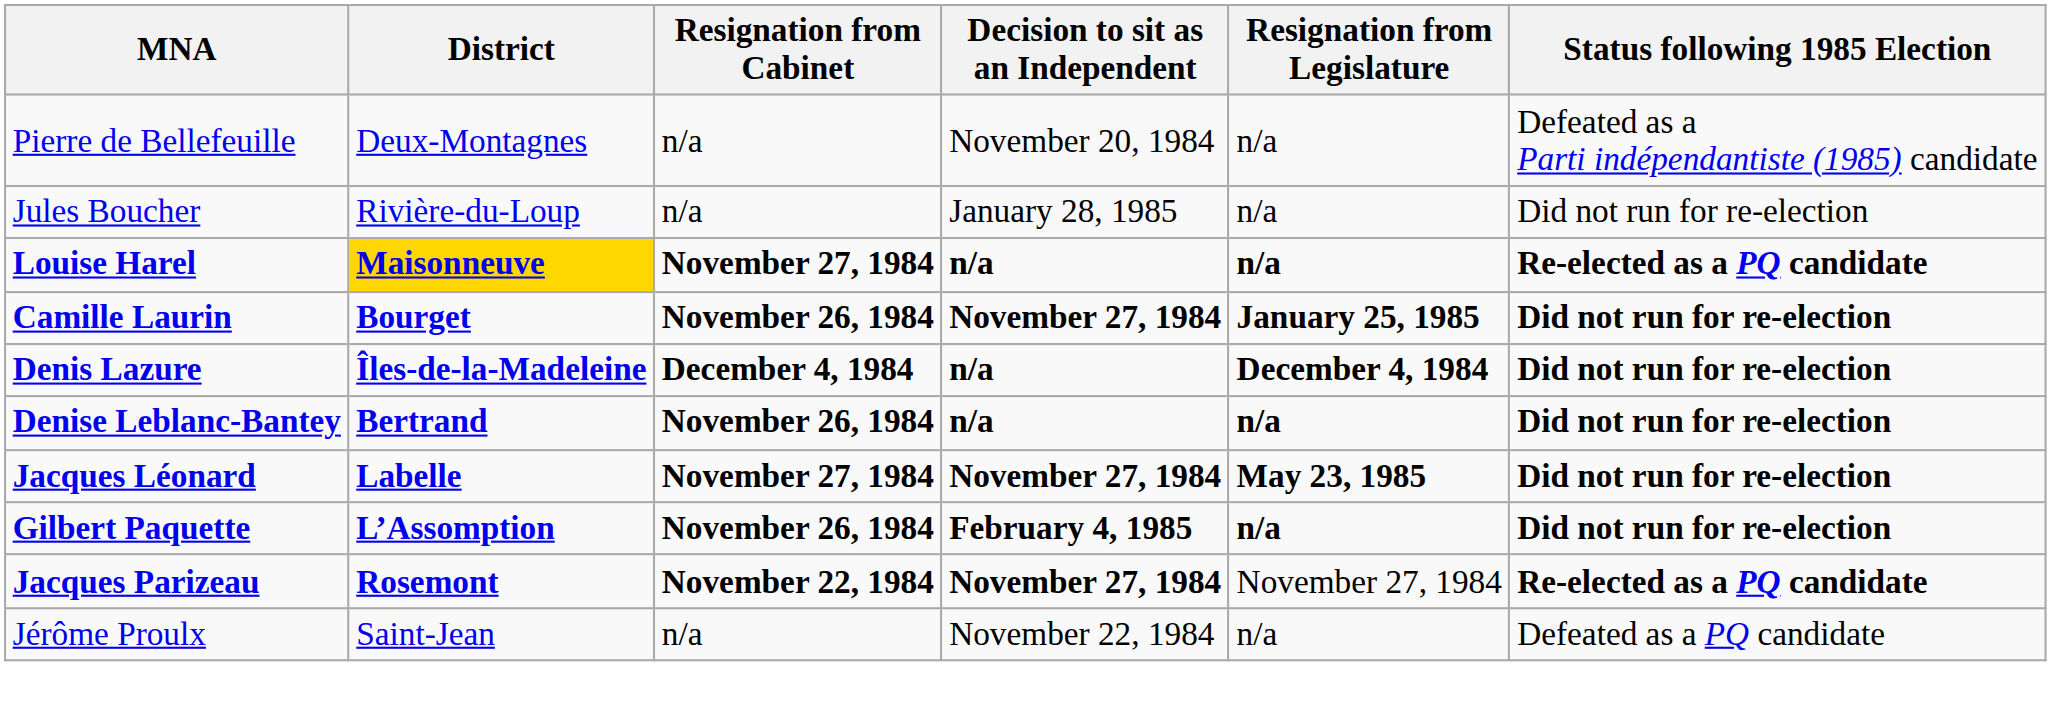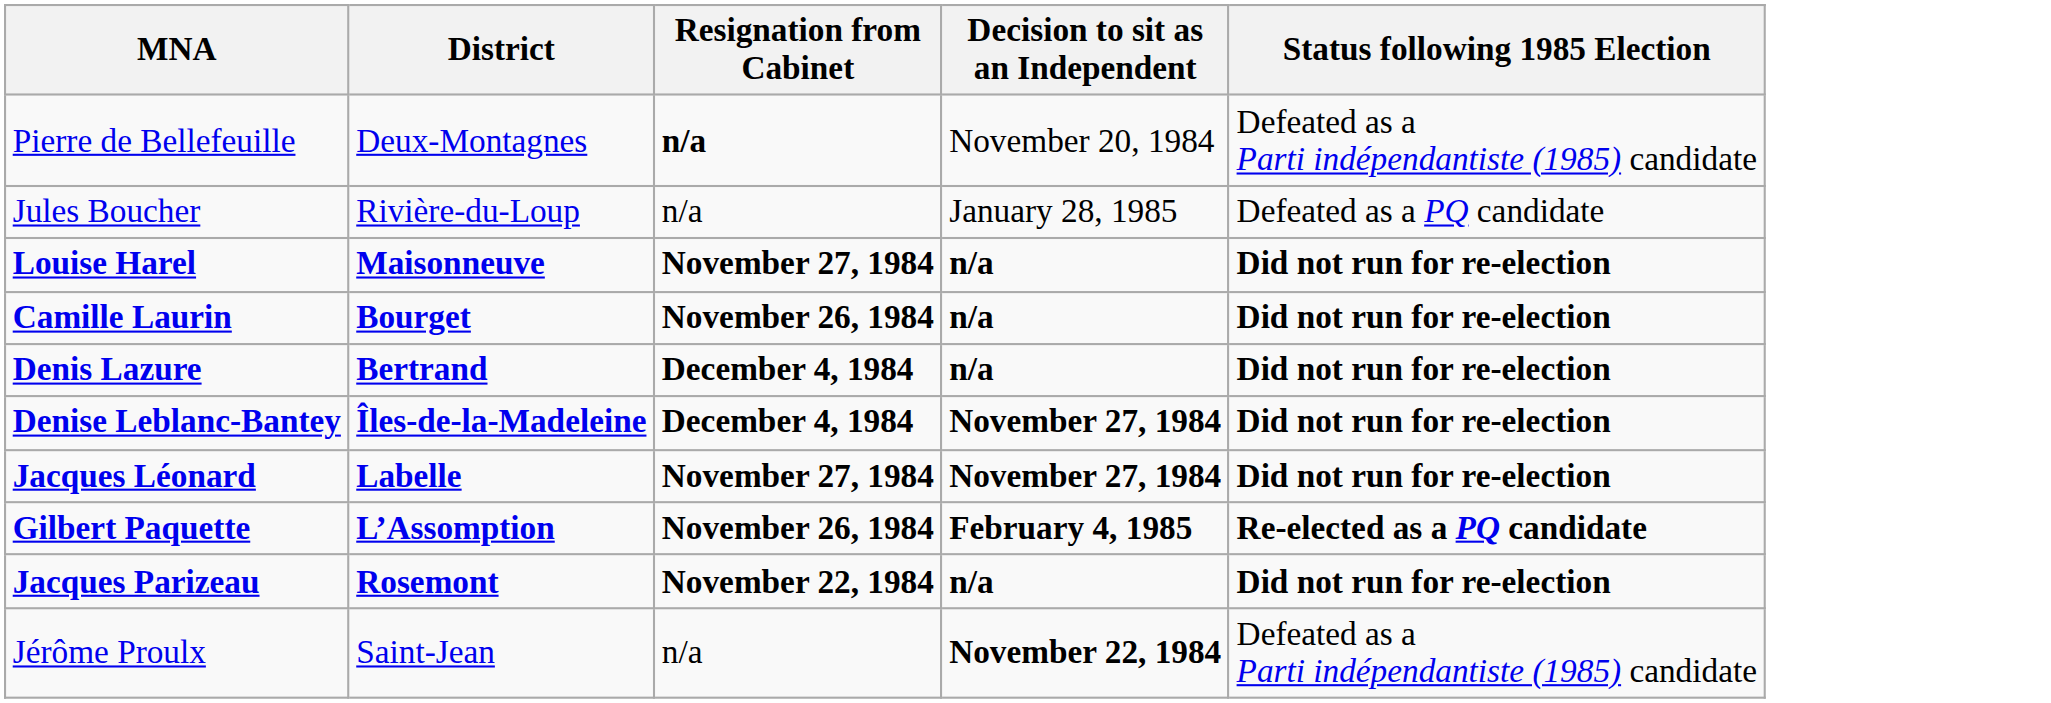- column: (1369, 49)
(682, 139) normal -> (684, 139) bold
(1693, 211) Did not run for re-election -> (1420, 211) Defeated as a PQ candidate
(451, 264) gold background -> (451, 264) no background
(1722, 264) Re-elected as a PQ candidate -> (1424, 264) Did not run for re-election
(1085, 316) November 27, 1984 -> (971, 316) n/a
(501, 369) Îles-de-la-Madeleine -> (422, 369) Bertrand
(422, 422) Bertrand -> (501, 422) Îles-de-la-Madeleine
(798, 422) November 26, 1984 -> (788, 422) December 4, 1984
(971, 422) n/a -> (1085, 422) November 27, 1984
(1704, 528) Did not run for re-election -> (1442, 528) Re-elected as a PQ candidate
(1085, 580) November 27, 1984 -> (971, 580) n/a
(1722, 580) Re-elected as a PQ candidate -> (1424, 580) Did not run for re-election
(1082, 633) normal -> (1085, 652) bold
(1701, 633) Defeated as a PQ candidate -> (1497, 652) Defeated as a Parti indépendantiste (1985) candidate
